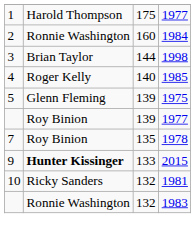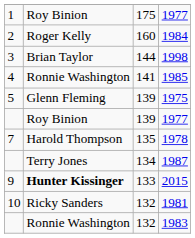(74, 14) Harold Thompson -> (57, 14) Roy Binion
(78, 35) Ronnie Washington -> (59, 35) Roger Kelly
(59, 77) Roger Kelly -> (78, 77) Ronnie Washington
(146, 77) 140 -> (146, 77) 141
(57, 139) Roy Binion -> (74, 139) Harold Thompson
+ row: (14, 160)
